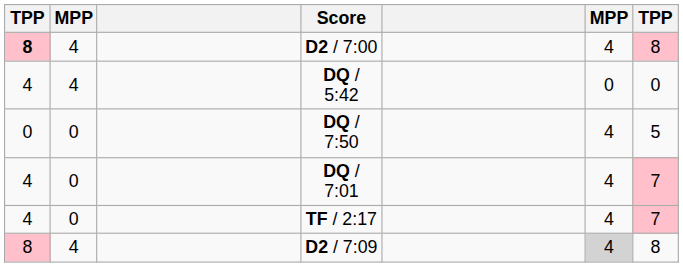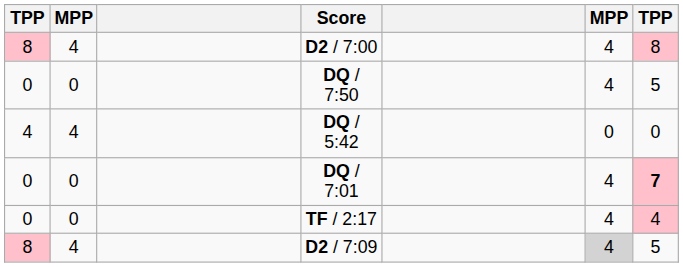(27, 46) bold -> (27, 46) normal
rows swapped: (341, 84) <-> (341, 133)
(27, 181) 4 -> (27, 181) 0
(655, 181) normal -> (655, 181) bold
(27, 219) 4 -> (27, 219) 0
(655, 219) 7 -> (655, 219) 4
(655, 247) 8 -> (655, 247) 5
